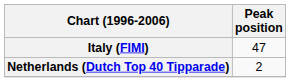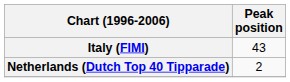(259, 47) 47 -> (259, 47) 43
